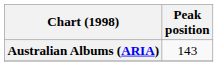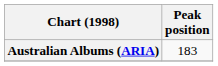(187, 50) 143 -> (187, 50) 183
